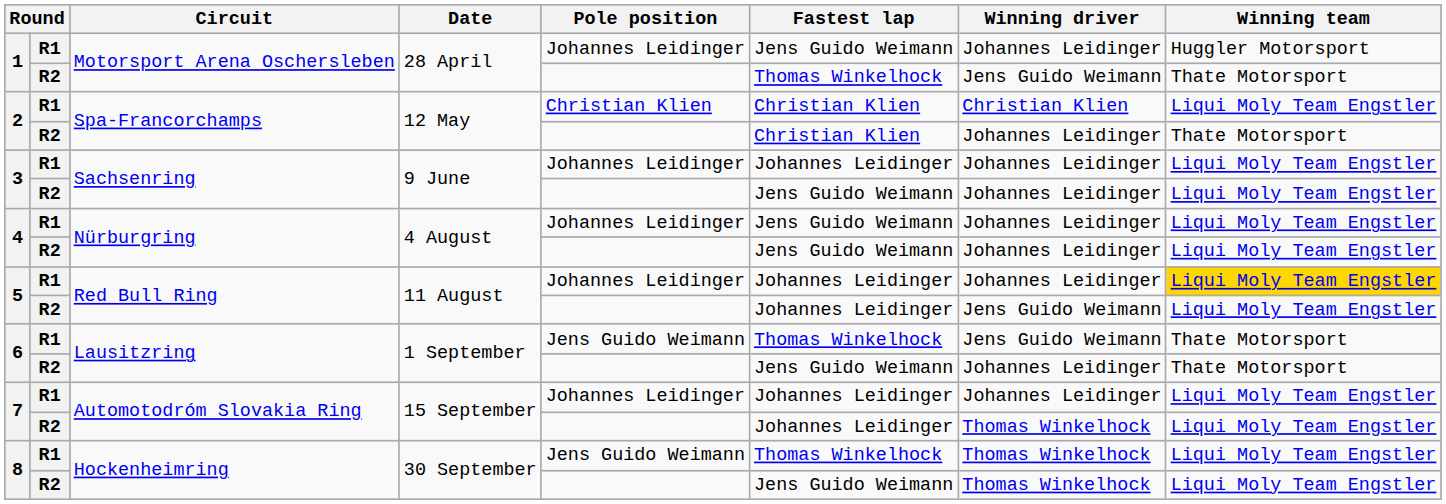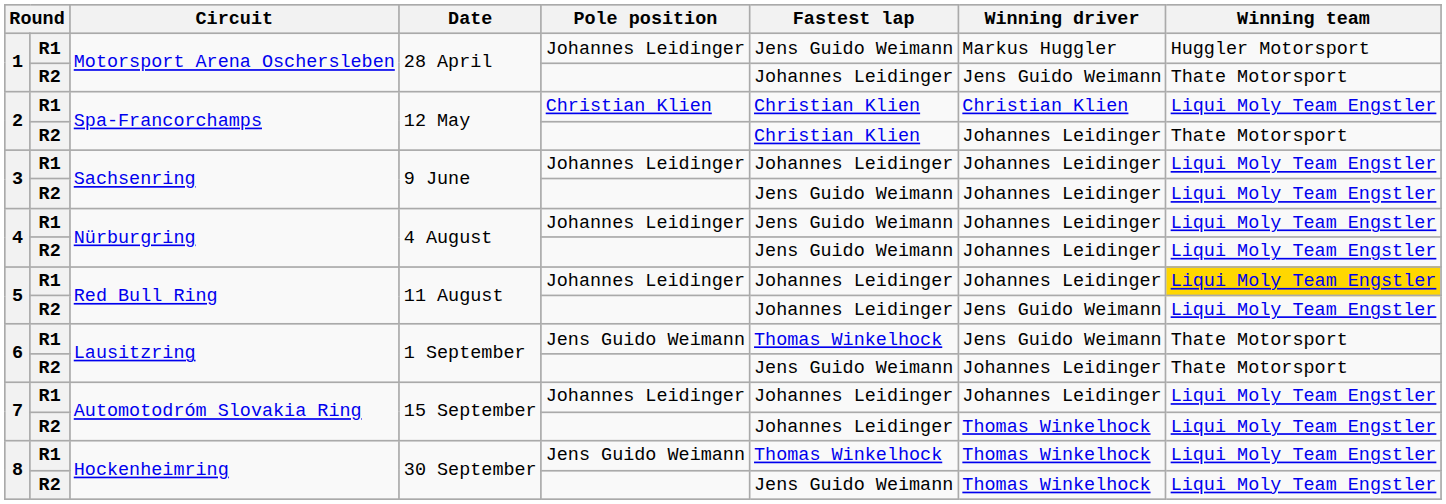(1062, 48) Johannes Leidinger -> (1040, 48) Markus Huggler
(848, 78) Thomas Winkelhock -> (854, 78) Johannes Leidinger
